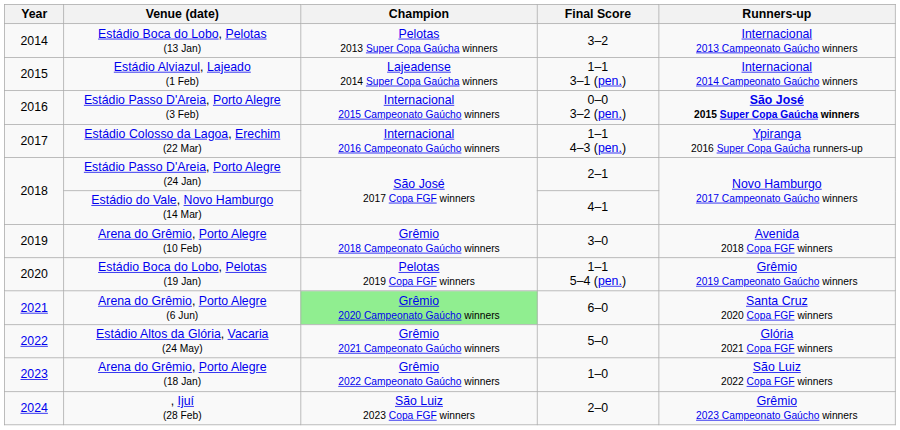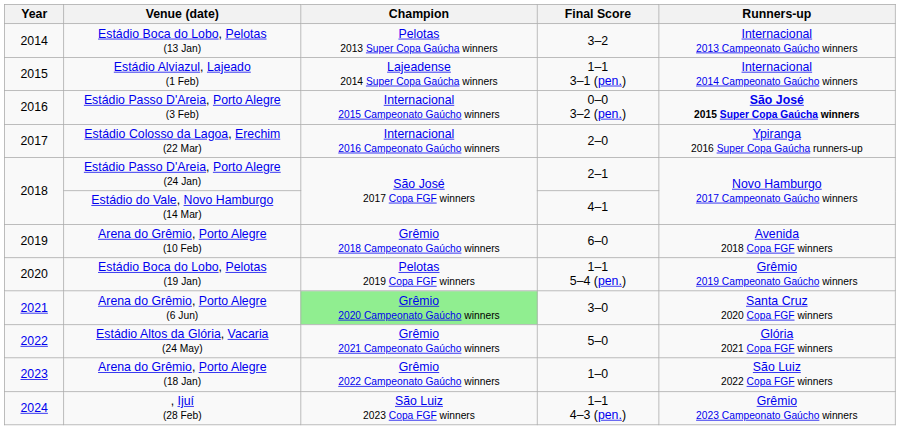(598, 140) 1–1 4–3 (pen.) -> (598, 140) 2–0
(598, 241) 3–0 -> (598, 241) 6–0
(598, 307) 6–0 -> (598, 307) 3–0
(598, 408) 2–0 -> (598, 408) 1–1 4–3 (pen.)
